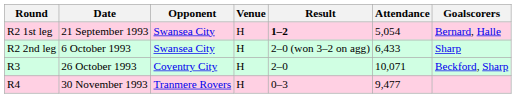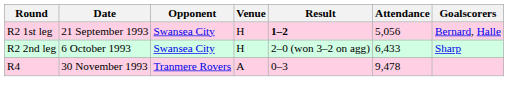(388, 31) 5,054 -> (388, 31) 5,056
- row: (13, 66)
(240, 84) H -> (240, 66) A
(388, 84) 9,477 -> (388, 66) 9,478
